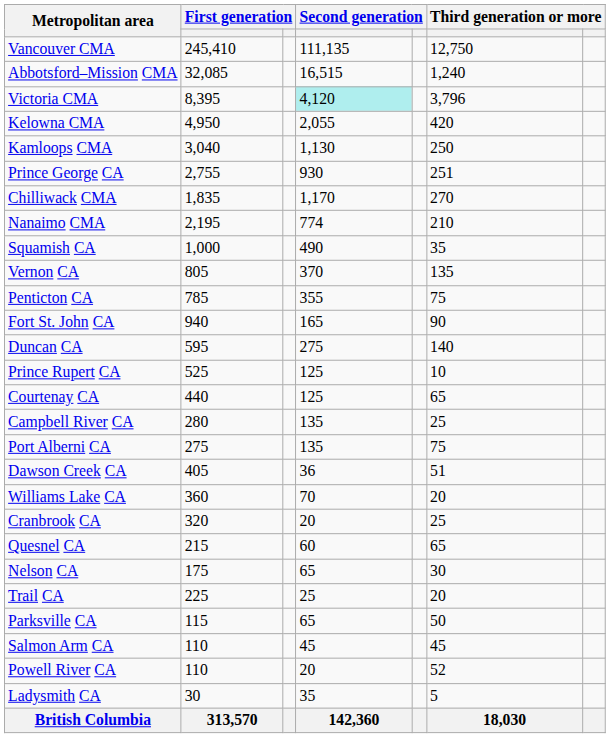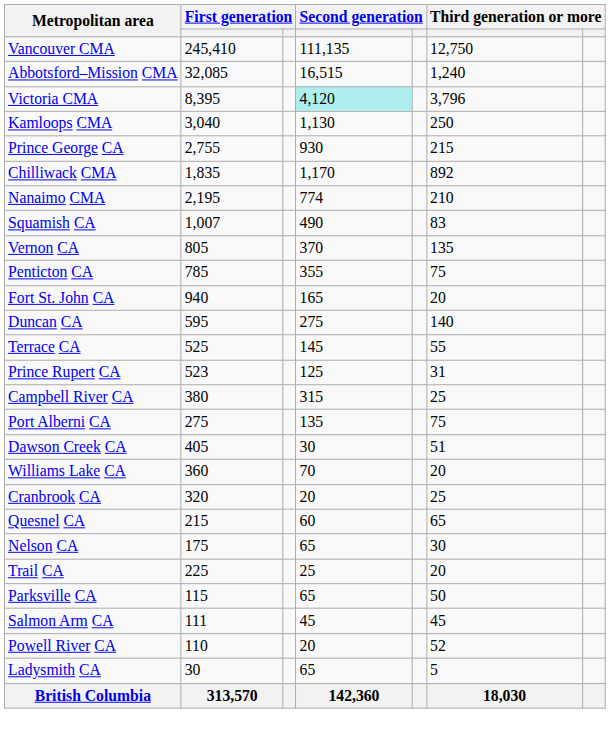- row: (56, 123)
(442, 173) 251 -> (442, 148) 215
(442, 198) 270 -> (442, 173) 892
(202, 247) 1,000 -> (202, 223) 1,007
(438, 247) 35 -> (438, 223) 83
(438, 322) 90 -> (438, 297) 20
+ row: (44, 347)
(197, 372) 525 -> (197, 372) 523
(438, 372) 10 -> (438, 372) 31
- row: (54, 397)
(197, 422) 280 -> (197, 397) 380
(311, 422) 135 -> (311, 397) 315
(307, 471) 36 -> (307, 446) 30
(196, 645) 110 -> (196, 620) 111
(307, 695) 35 -> (307, 670) 65
